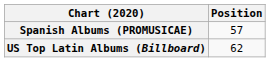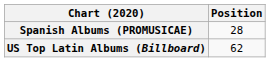(237, 30) 57 -> (237, 30) 28
